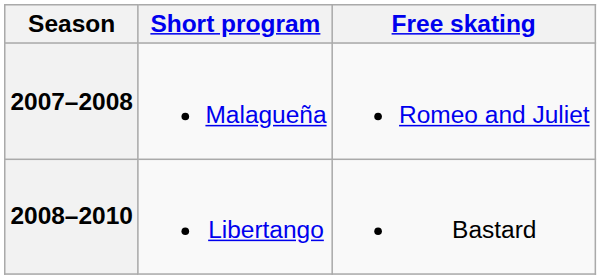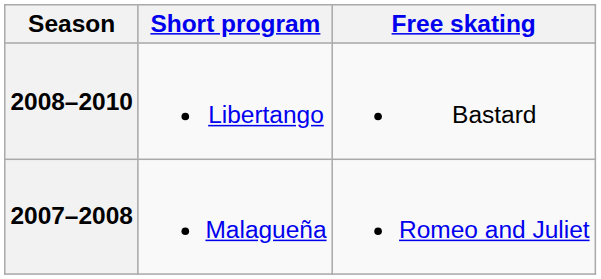rows swapped: (72, 216) <-> (72, 100)
